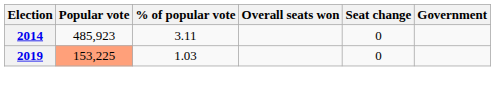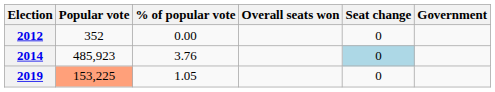+ row: (30, 35)
(185, 35) 3.11 -> (185, 55) 3.76
(378, 35) no background -> (378, 55) lightblue background
(185, 55) 1.03 -> (185, 76) 1.05
